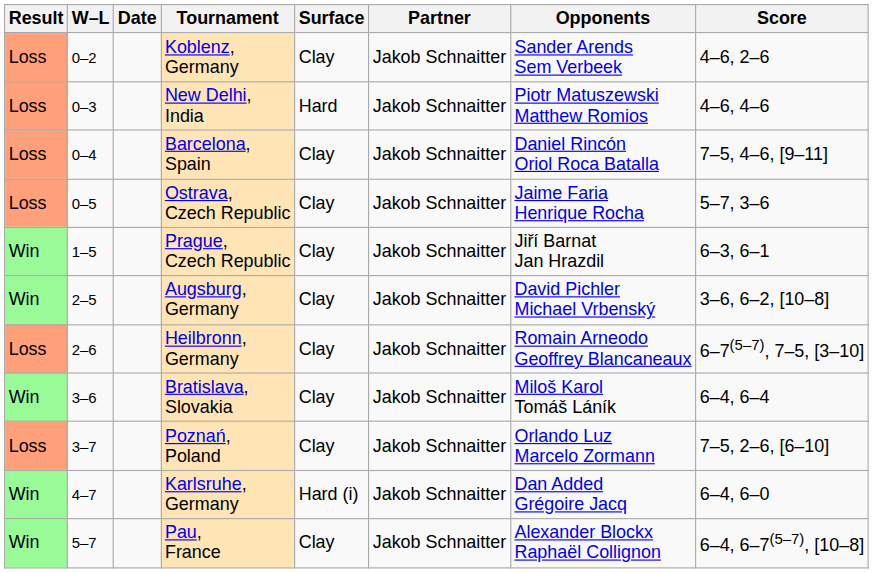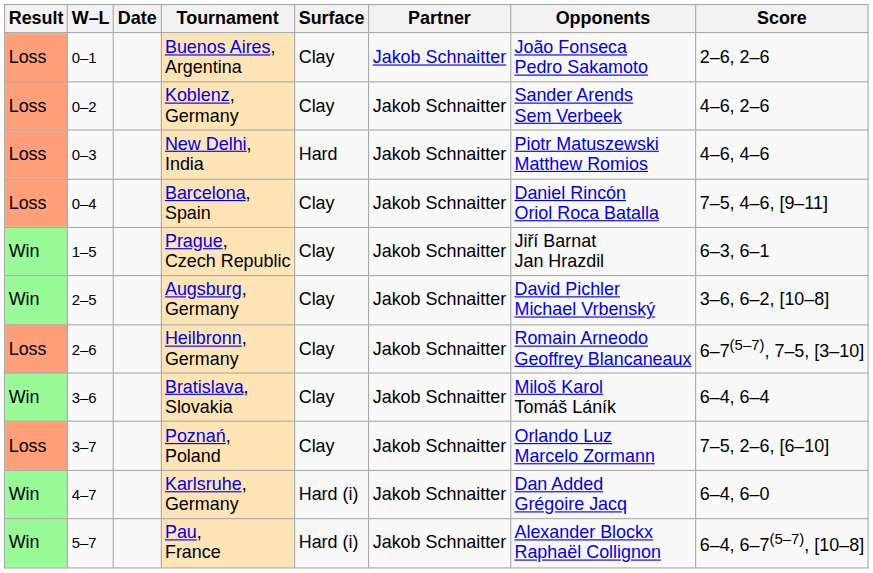+ row: (220, 57)
- row: (228, 202)
(317, 543) Clay -> (329, 543) Hard (i)
